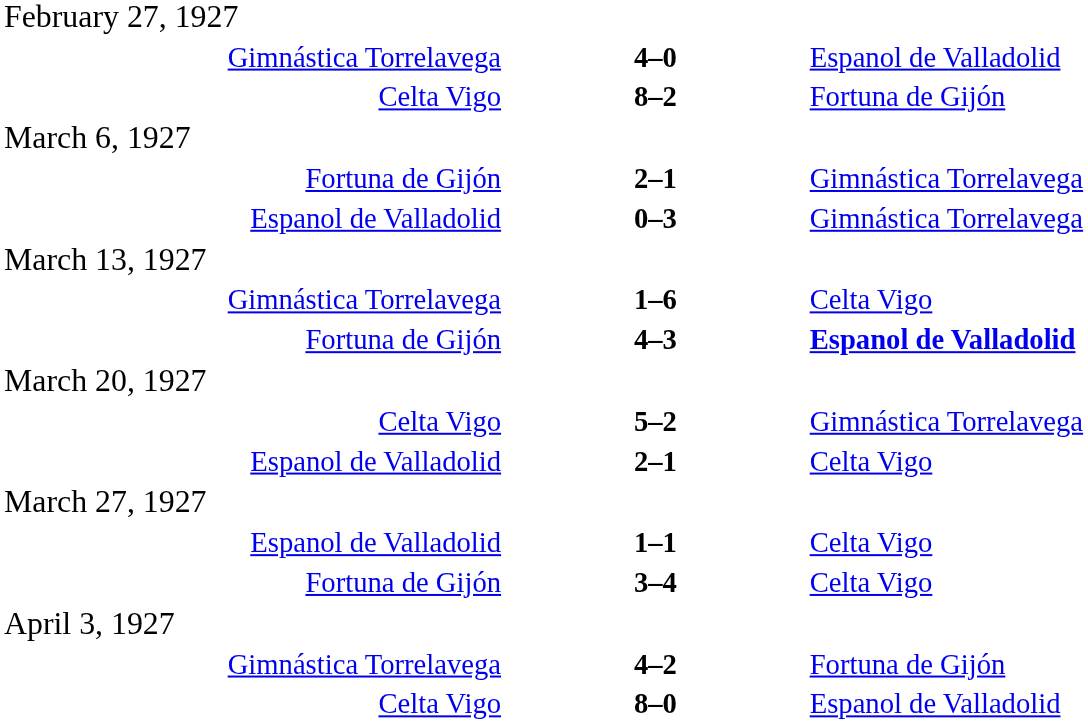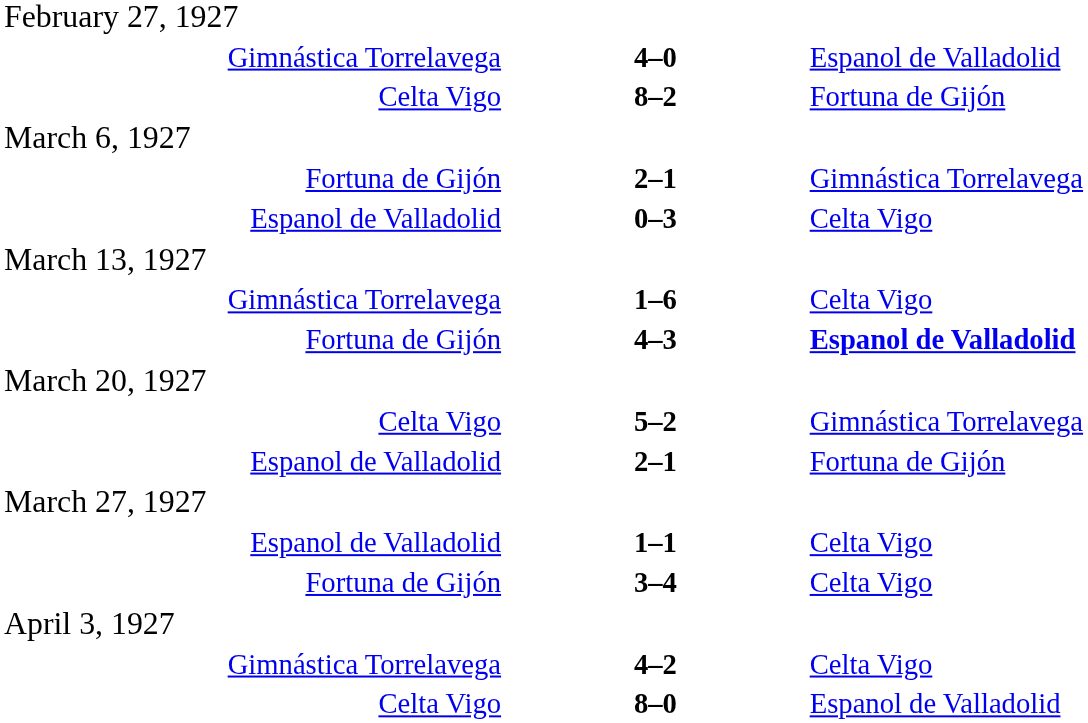(946, 218) Gimnástica Torrelavega -> (871, 218) Celta Vigo
(871, 461) Celta Vigo -> (908, 461) Fortuna de Gijón
(908, 664) Fortuna de Gijón -> (871, 664) Celta Vigo
